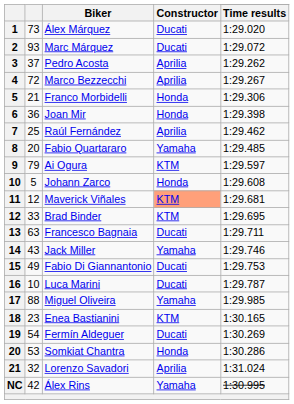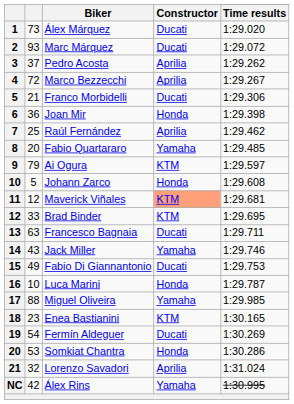(172, 97) Honda -> (172, 97) Ducati
(172, 283) Ducati -> (172, 283) Honda
